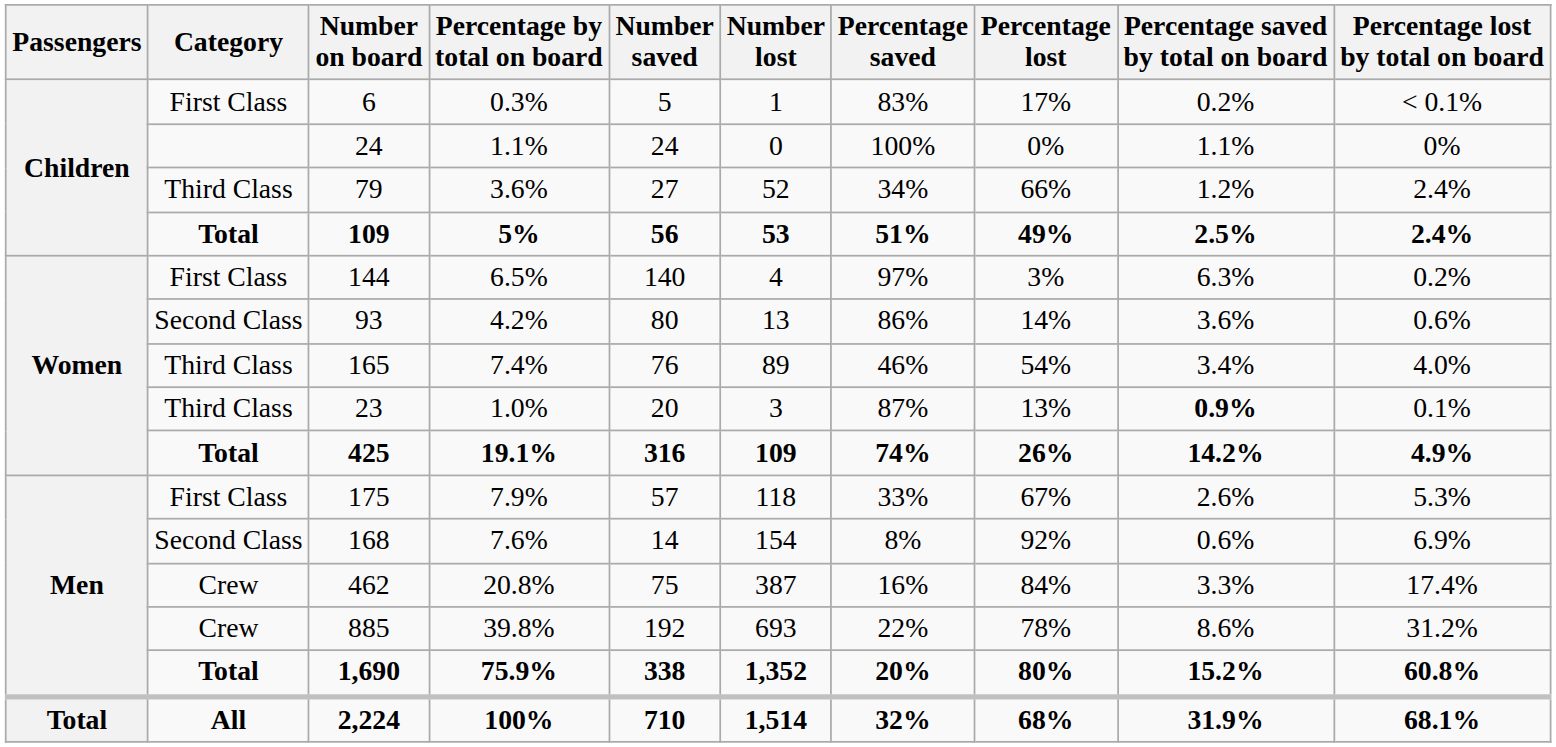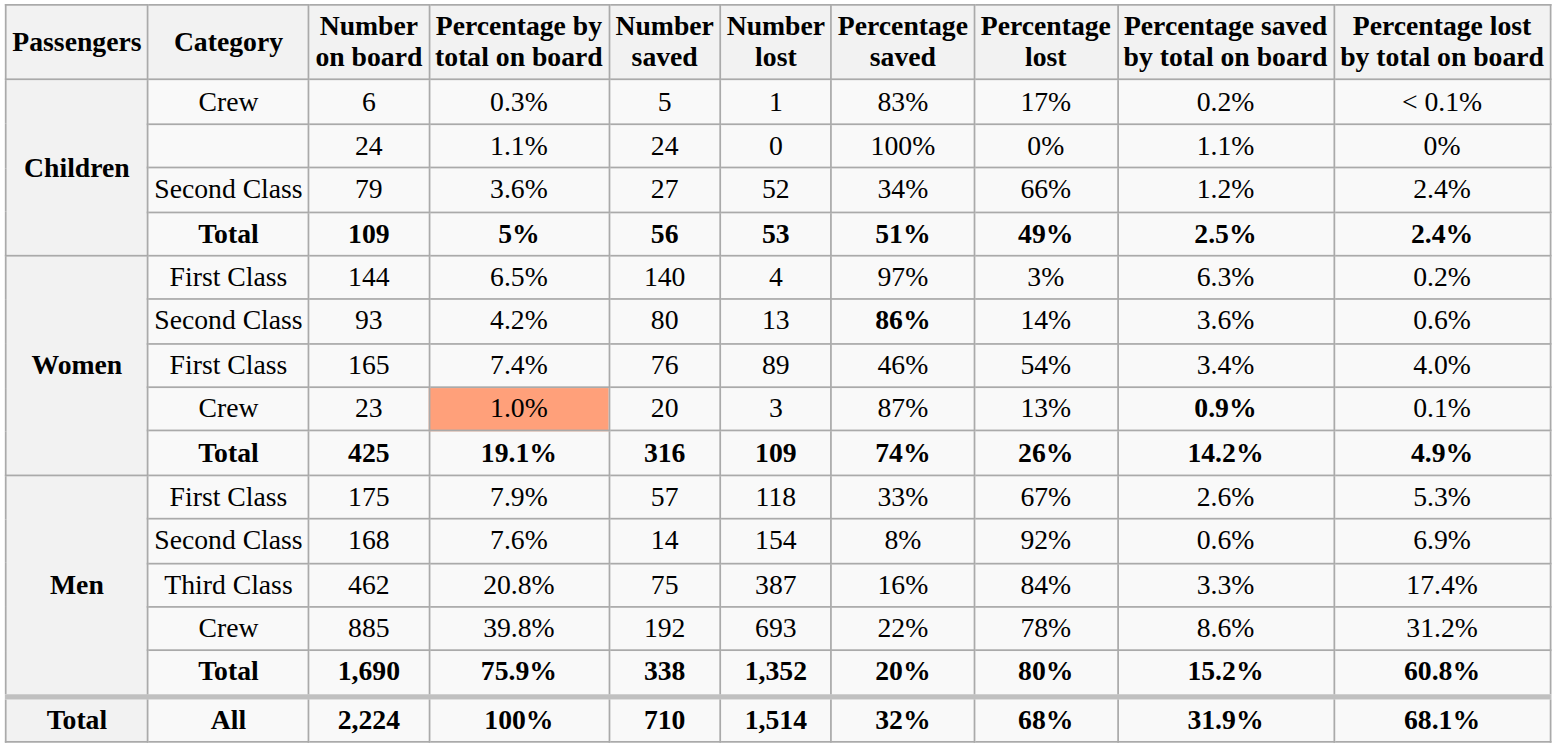(228, 101) First Class -> (228, 101) Crew
(228, 189) Third Class -> (228, 189) Second Class
(903, 320) normal -> (903, 320) bold
(228, 364) Third Class -> (228, 364) First Class
(228, 408) Third Class -> (228, 408) Crew
(519, 408) no background -> (519, 408) lightsalmon background
(228, 584) Crew -> (228, 584) Third Class
